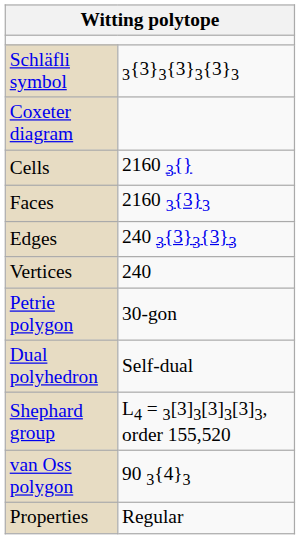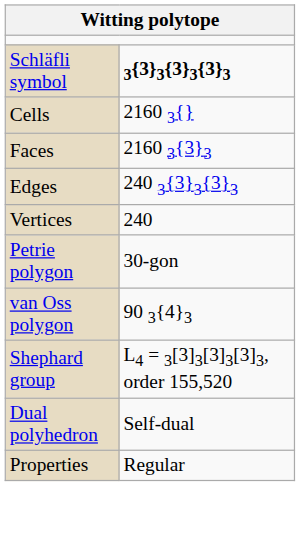(181, 70) normal -> (177, 70) bold
- row: (41, 123)
rows swapped: (41, 476) <-> (54, 366)
